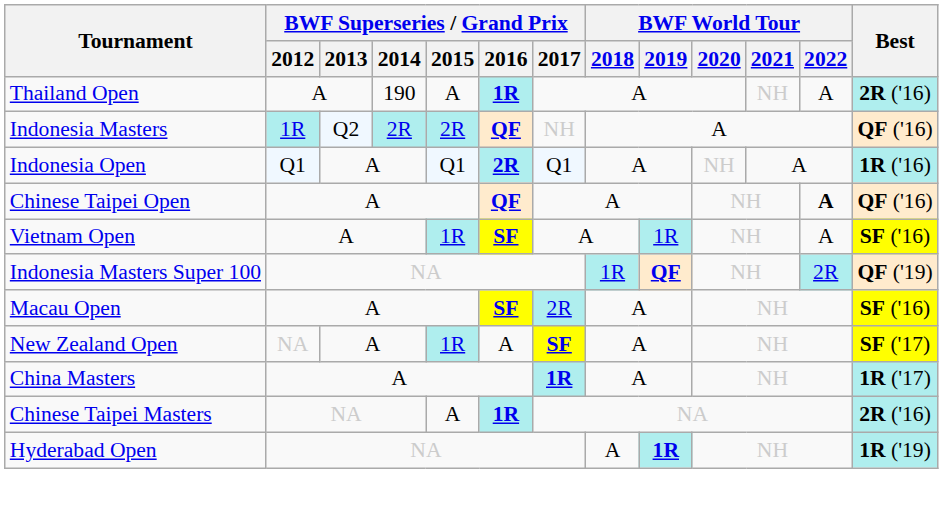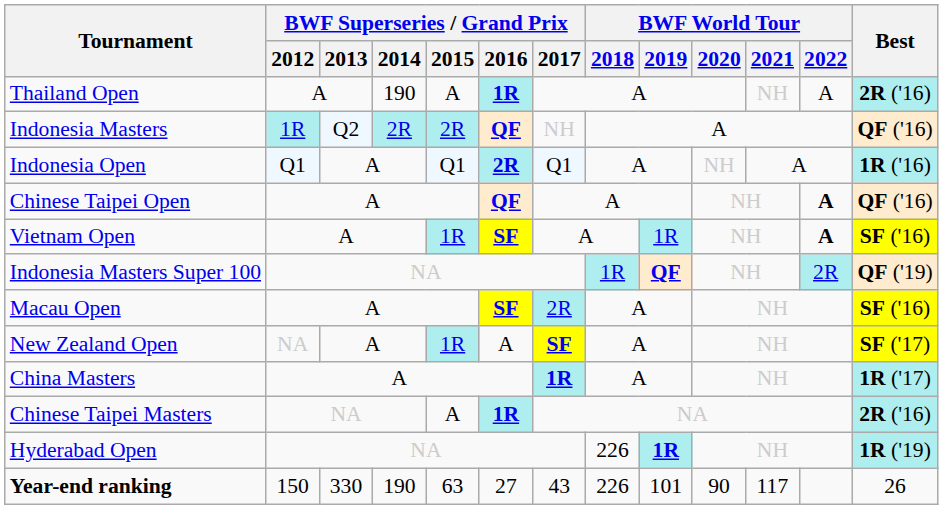(826, 236) normal -> (826, 236) bold
(613, 450) A -> (613, 450) 226
+ row: (91, 485)
